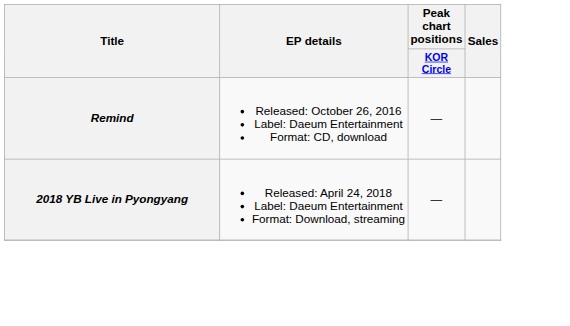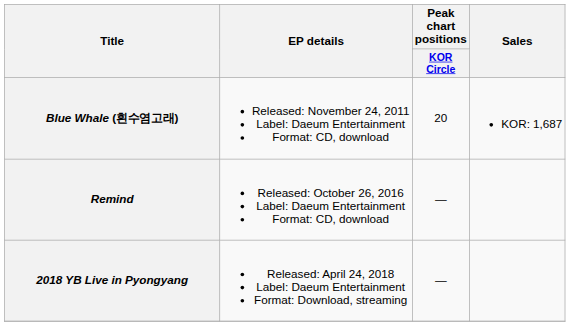+ row: (112, 117)
